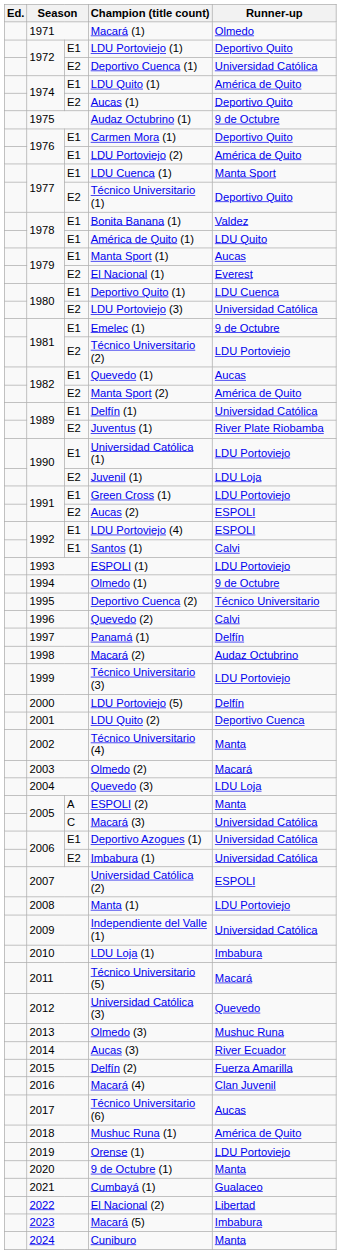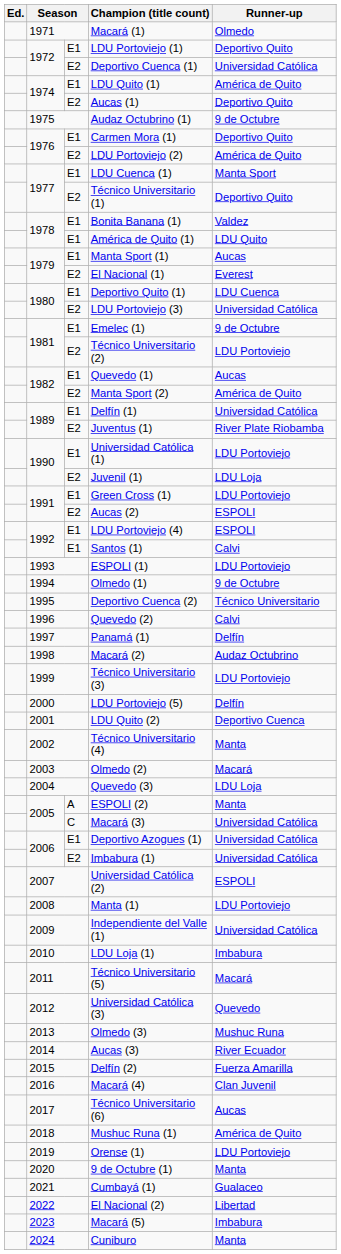(74, 155) E1 -> (74, 155) E2
